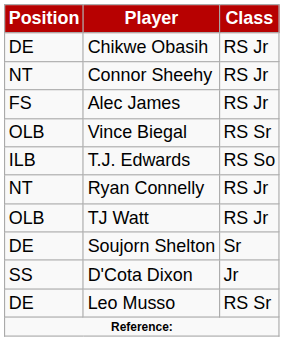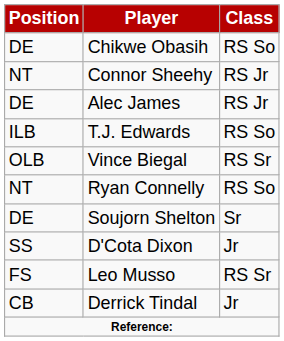(246, 47) RS Jr -> (249, 47) RS So
(20, 103) FS -> (21, 103) DE
rows swapped: (137, 132) <-> (139, 160)
(246, 189) RS Jr -> (249, 189) RS So
- row: (118, 217)
(21, 302) DE -> (20, 274) FS
+ row: (142, 302)
